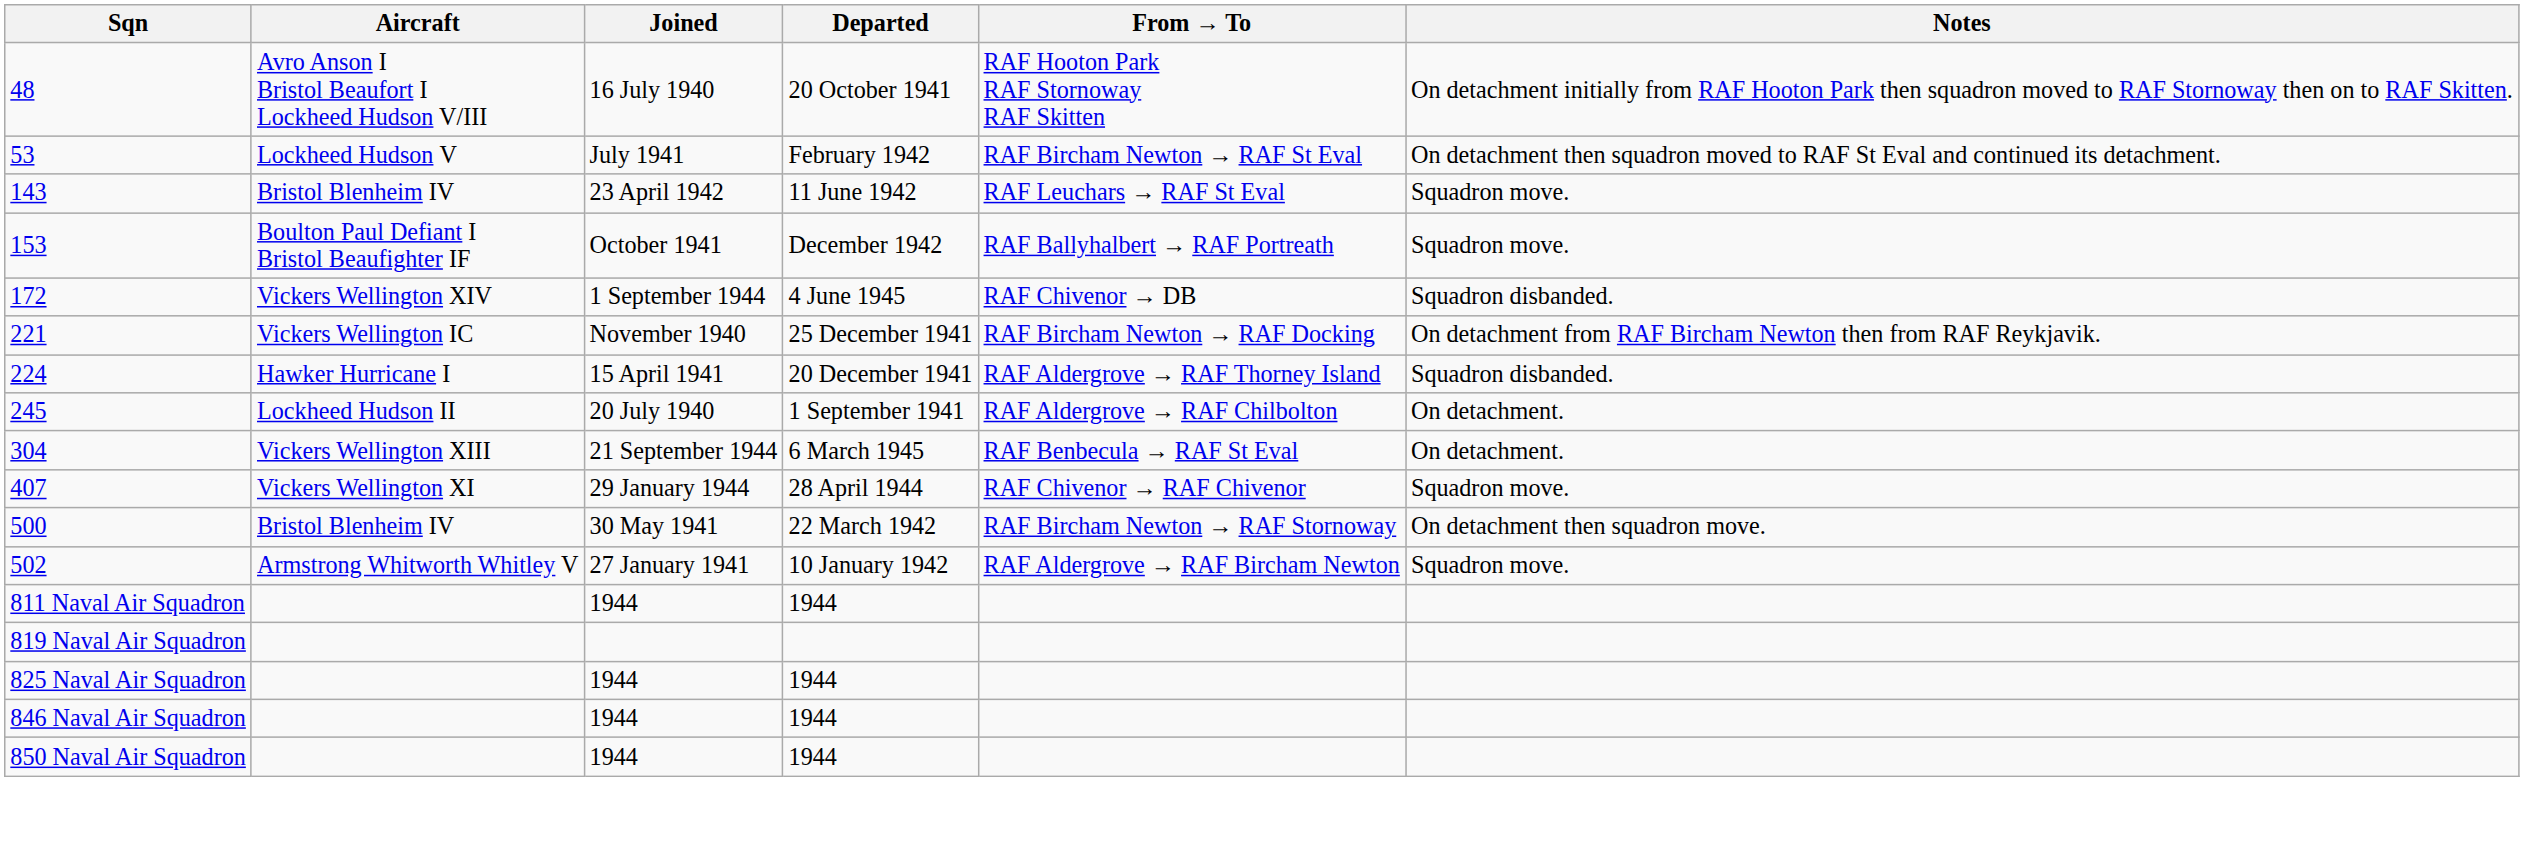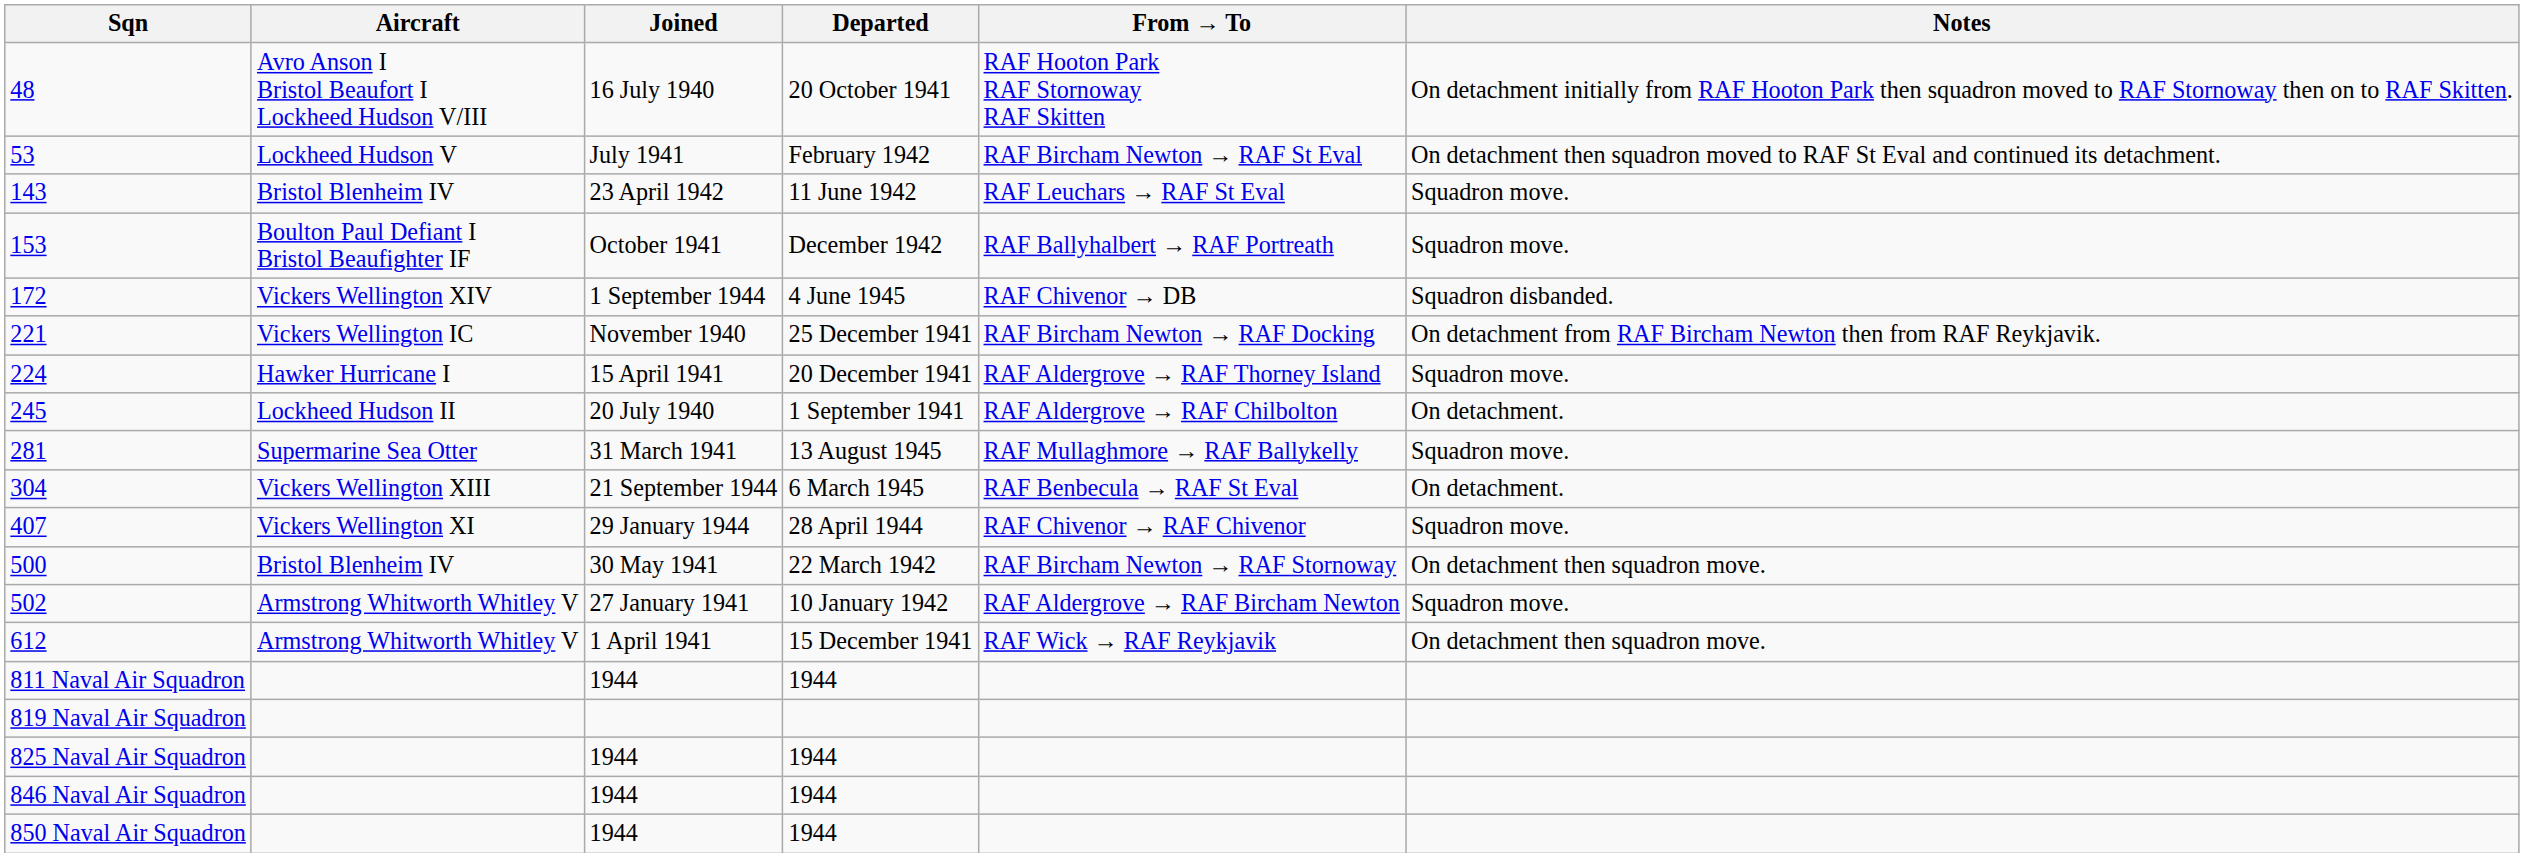(1512, 373) Squadron disbanded. -> (1490, 373) Squadron move.
+ row: (28, 450)
+ row: (28, 641)
